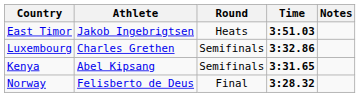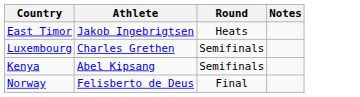- column: (292, 13)
